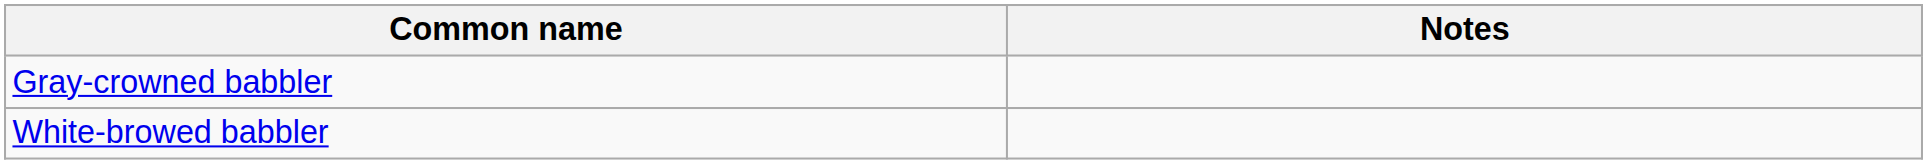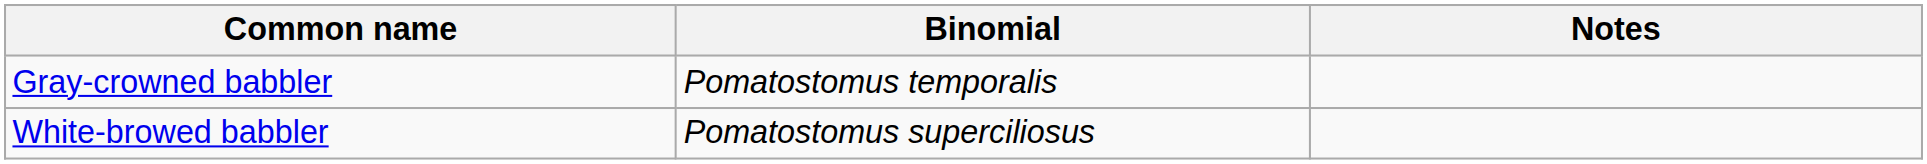+ column: (993, 30)
